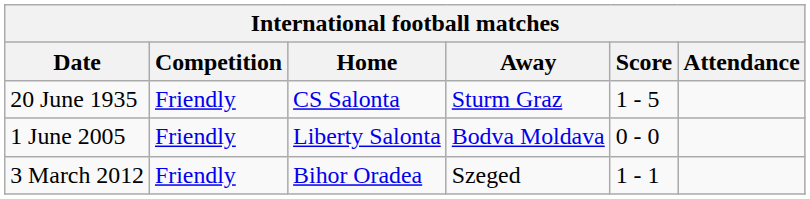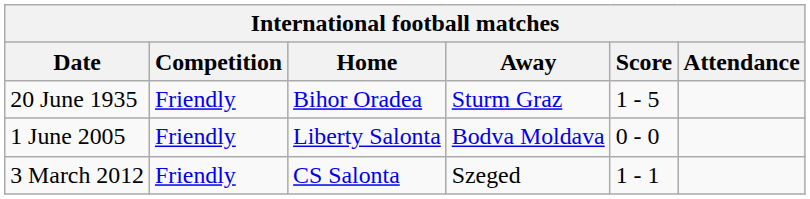(346, 99) CS Salonta -> (358, 99) Bihor Oradea
(358, 174) Bihor Oradea -> (346, 174) CS Salonta
